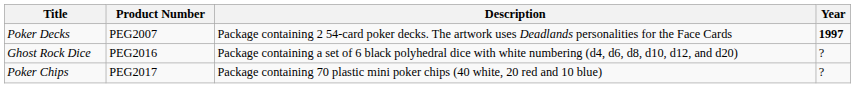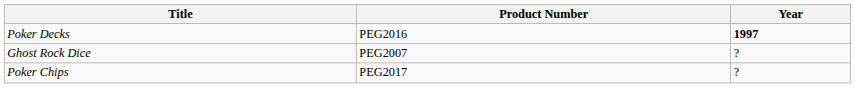- column: (515, 14)
(133, 33) PEG2007 -> (383, 33) PEG2016
(133, 53) PEG2016 -> (383, 53) PEG2007
